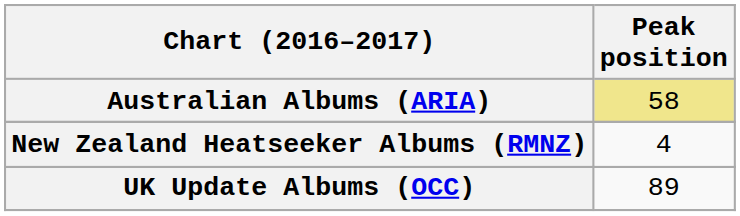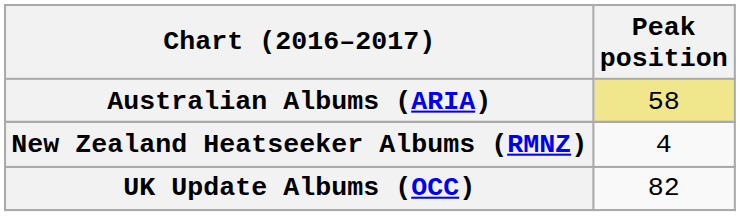(664, 188) 89 -> (664, 188) 82
